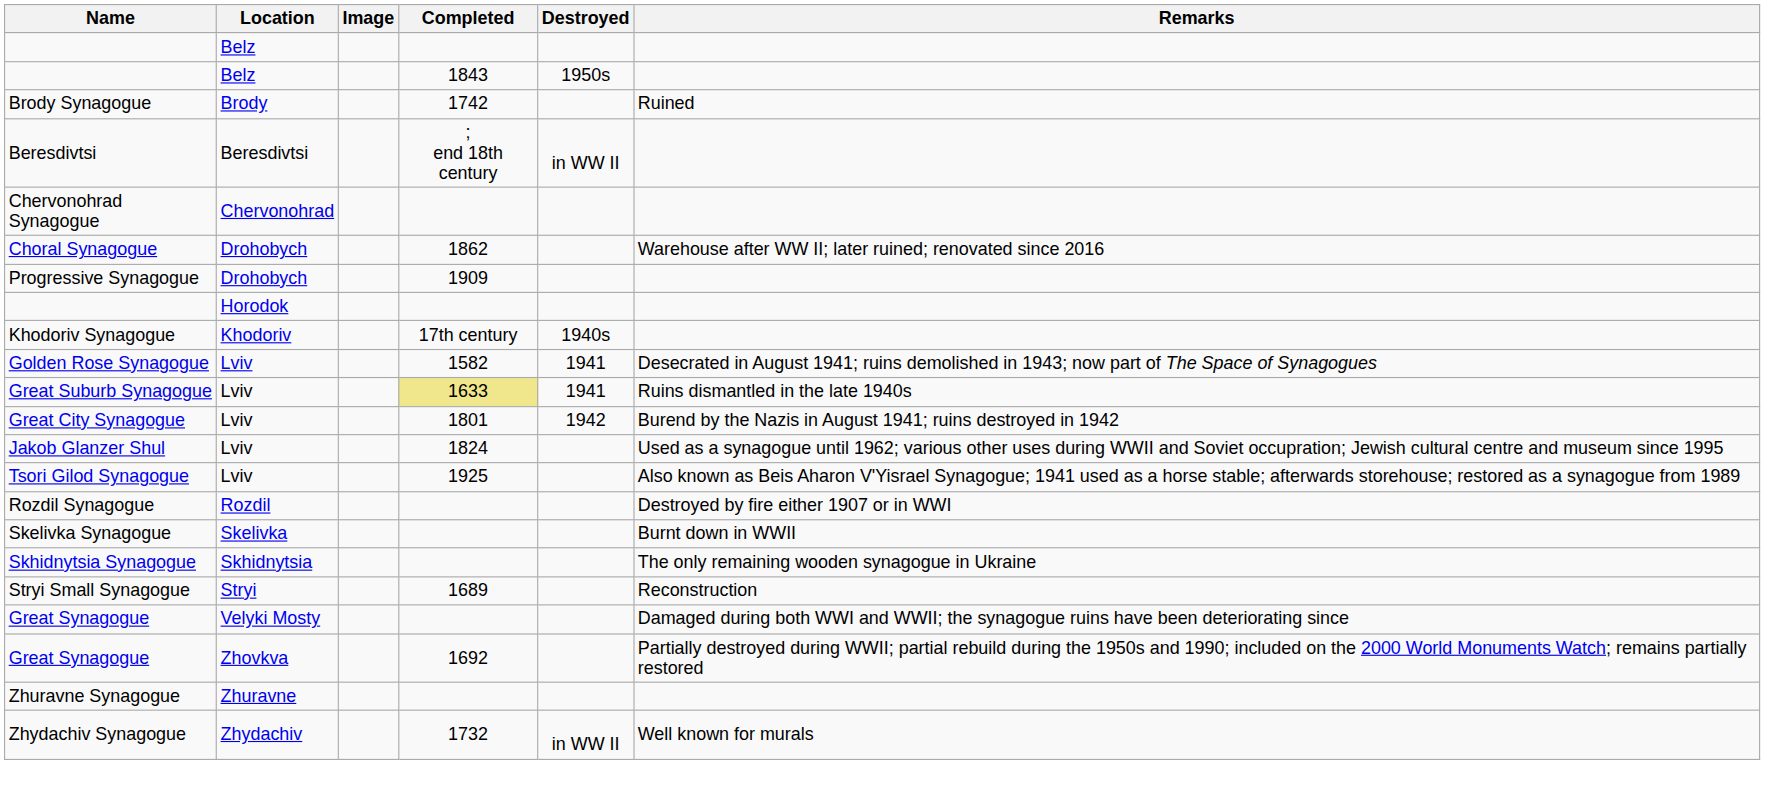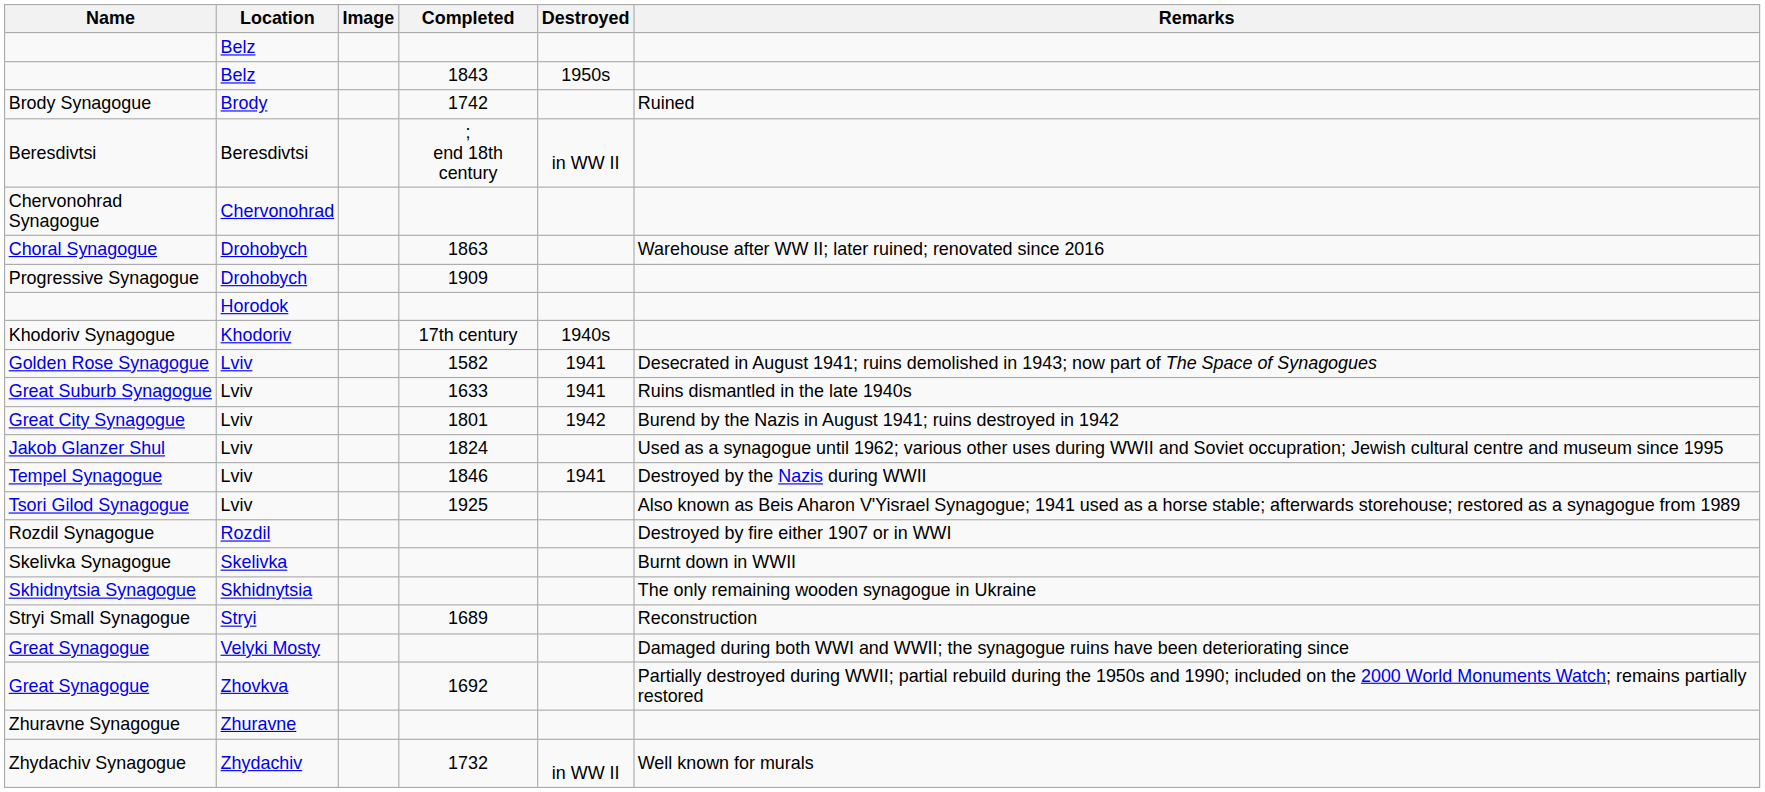(468, 249) 1862 -> (468, 249) 1863
(468, 391) khaki background -> (468, 391) no background
+ row: (85, 477)
